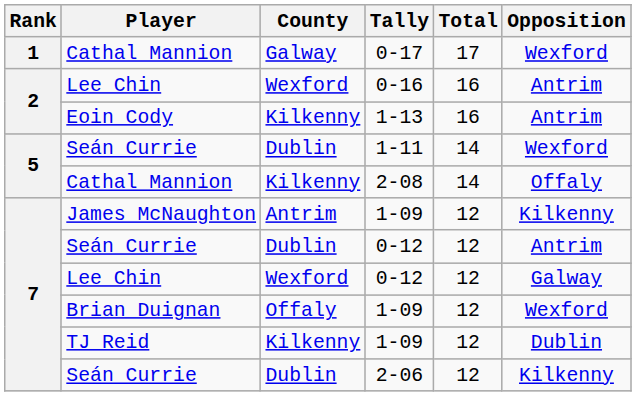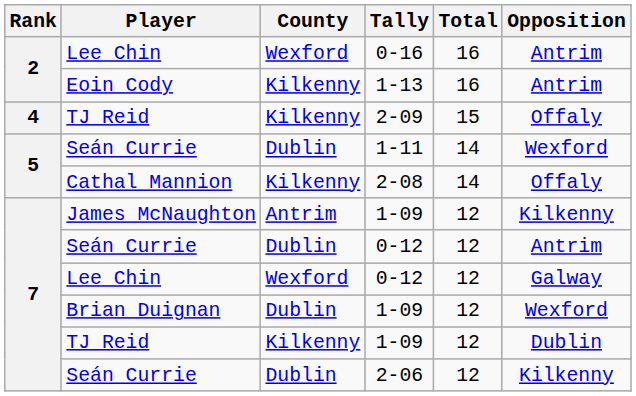- row: (149, 53)
+ row: (108, 117)
(301, 311) Offaly -> (301, 311) Dublin
